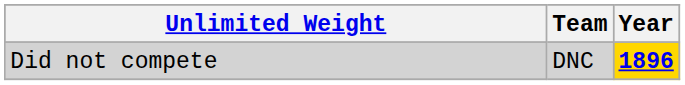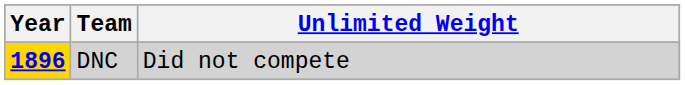columns swapped: (646, 24) <-> (276, 24)
